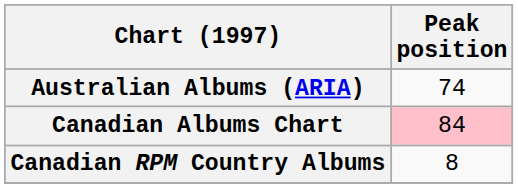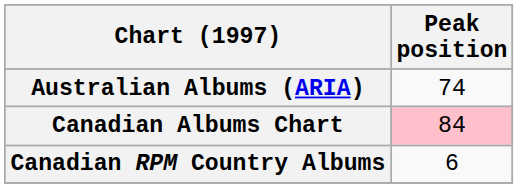(452, 164) 8 -> (452, 164) 6
